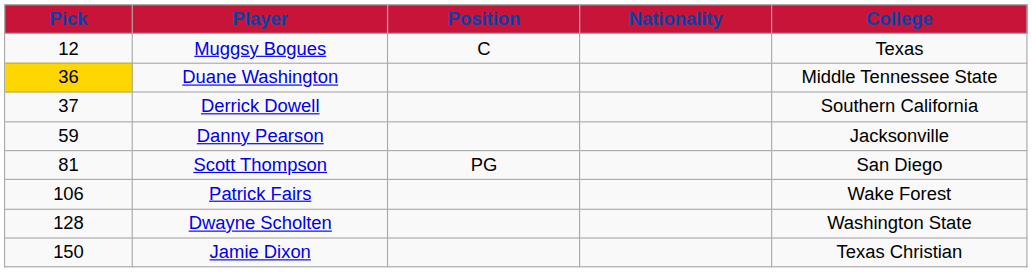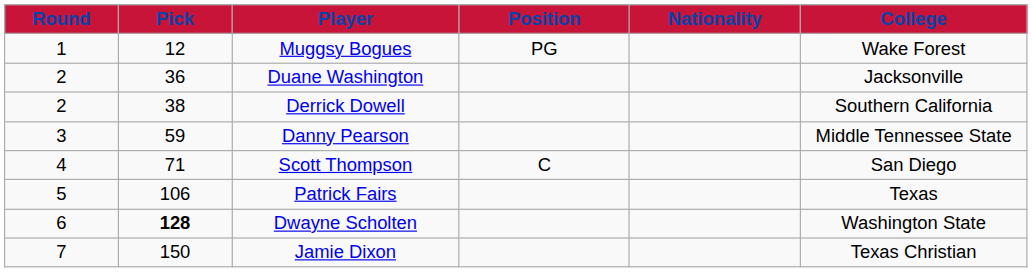+ column: (61, 19)
(484, 48) C -> (544, 48) PG
(899, 48) Texas -> (914, 48) Wake Forest
(68, 77) gold background -> (175, 77) no background
(899, 77) Middle Tennessee State -> (914, 77) Jacksonville
(68, 106) 37 -> (175, 106) 38
(899, 135) Jacksonville -> (914, 135) Middle Tennessee State
(68, 164) 81 -> (175, 164) 71
(484, 164) PG -> (544, 164) C
(899, 194) Wake Forest -> (914, 194) Texas
(68, 223) normal -> (175, 223) bold
